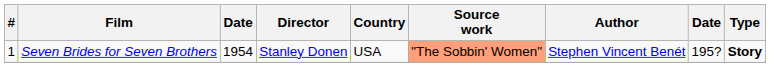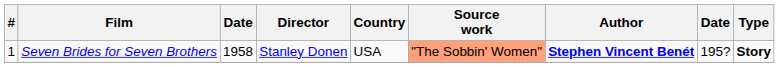(238, 51) 1954 -> (238, 51) 1958
(617, 51) normal -> (621, 51) bold
